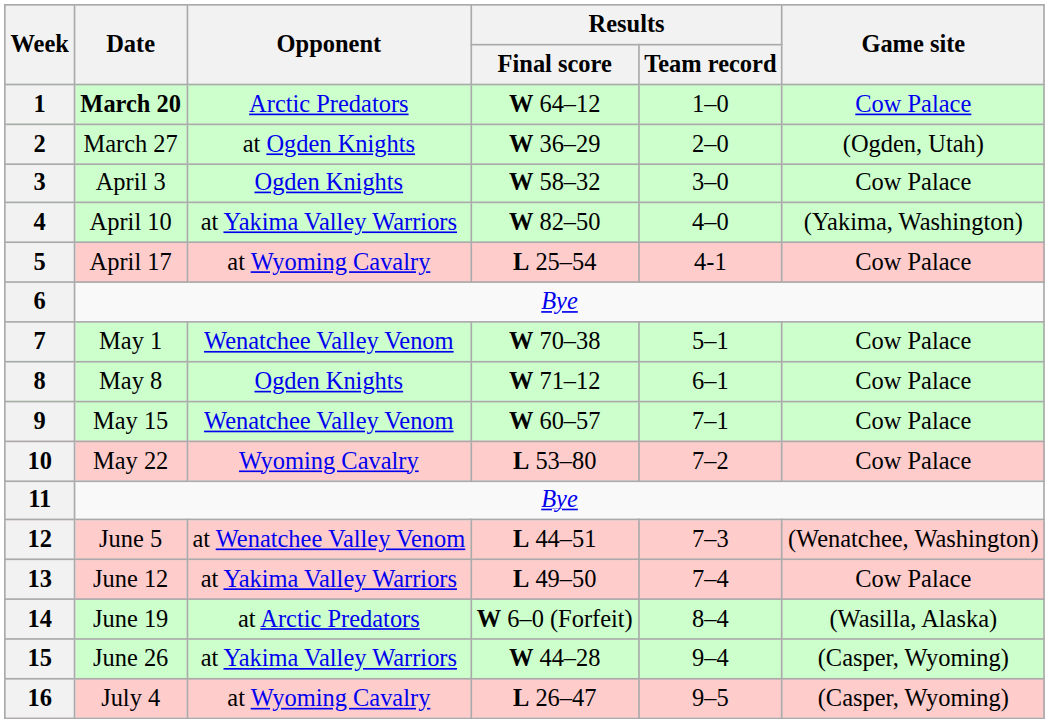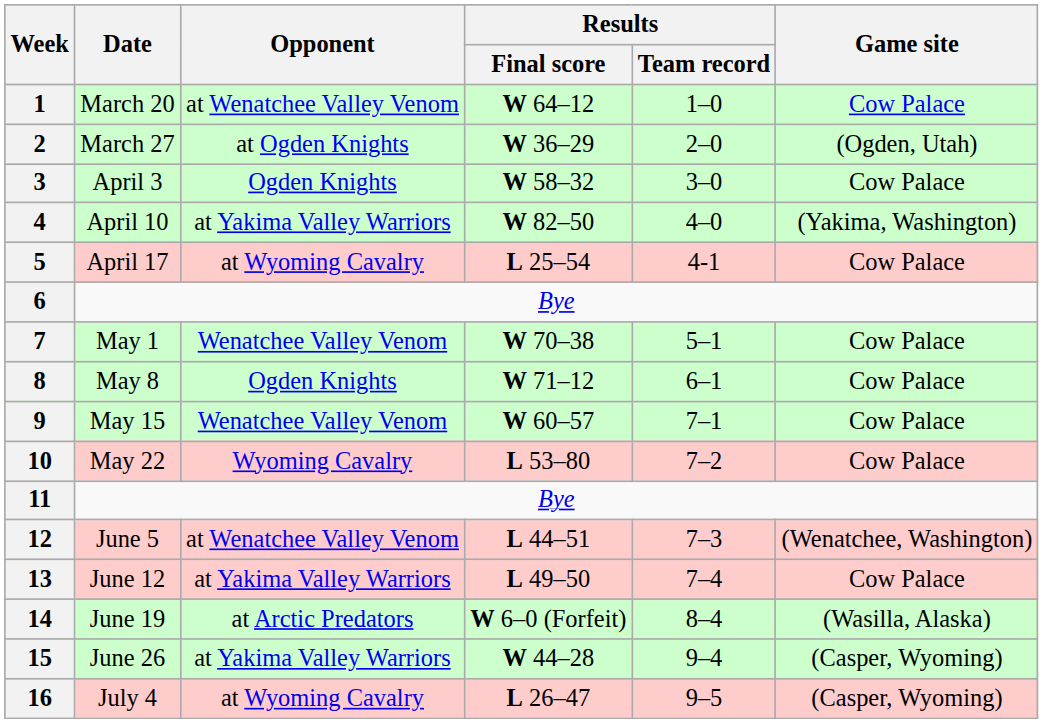(131, 103) bold -> (127, 103) normal
(329, 103) Arctic Predators -> (322, 103) at Wenatchee Valley Venom
